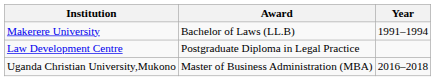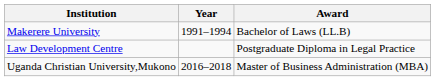columns swapped: (277, 13) <-> (403, 13)
